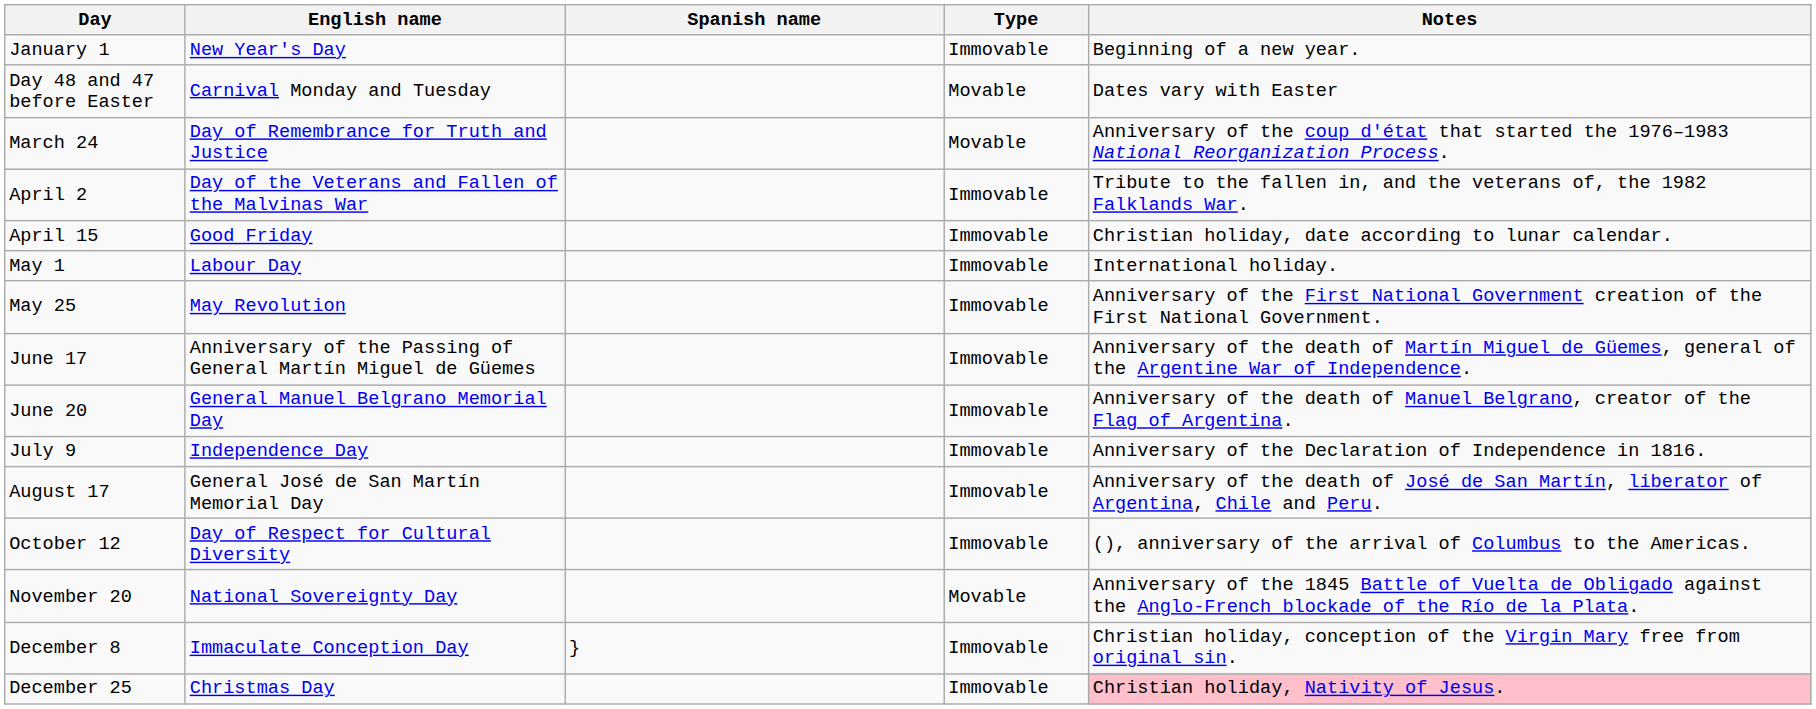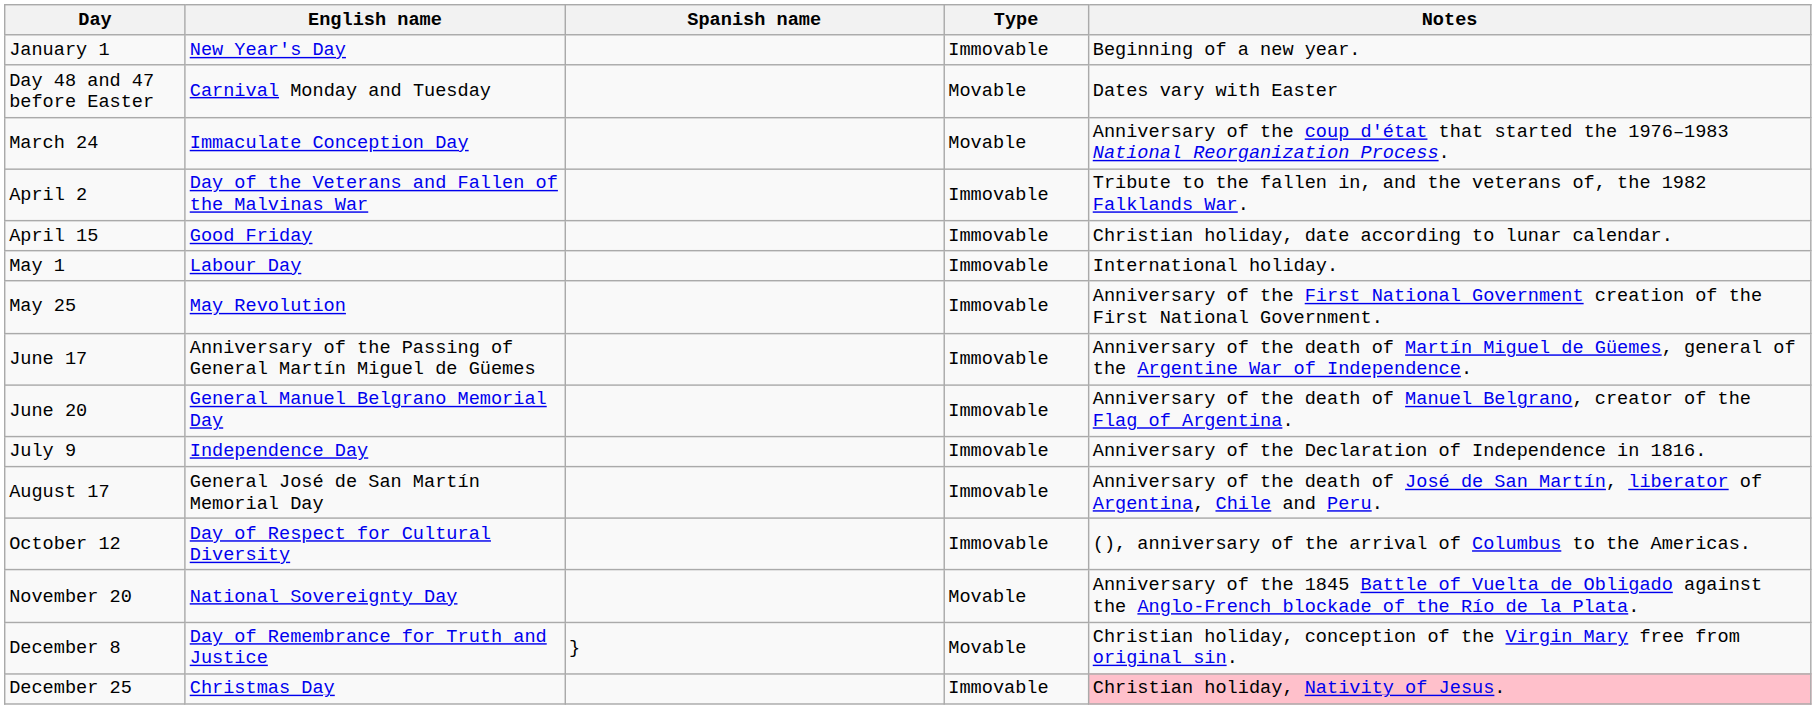(368, 143) Day of Remembrance for Truth and Justice -> (329, 143) Immaculate Conception Day
(329, 648) Immaculate Conception Day -> (368, 648) Day of Remembrance for Truth and Justice
(998, 648) Immovable -> (987, 648) Movable
